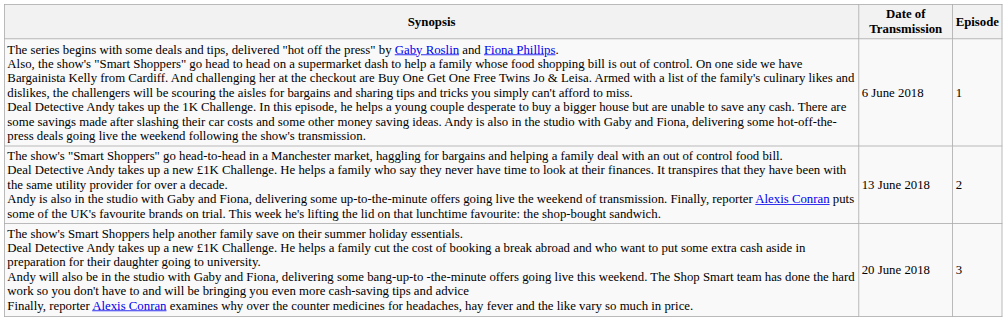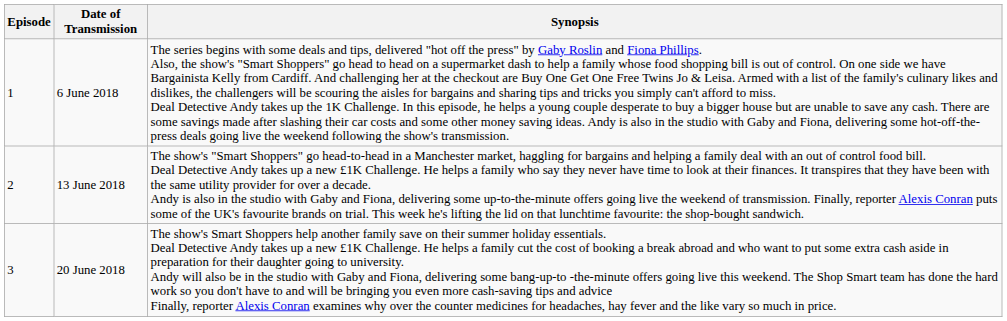columns swapped: (977, 21) <-> (432, 21)
